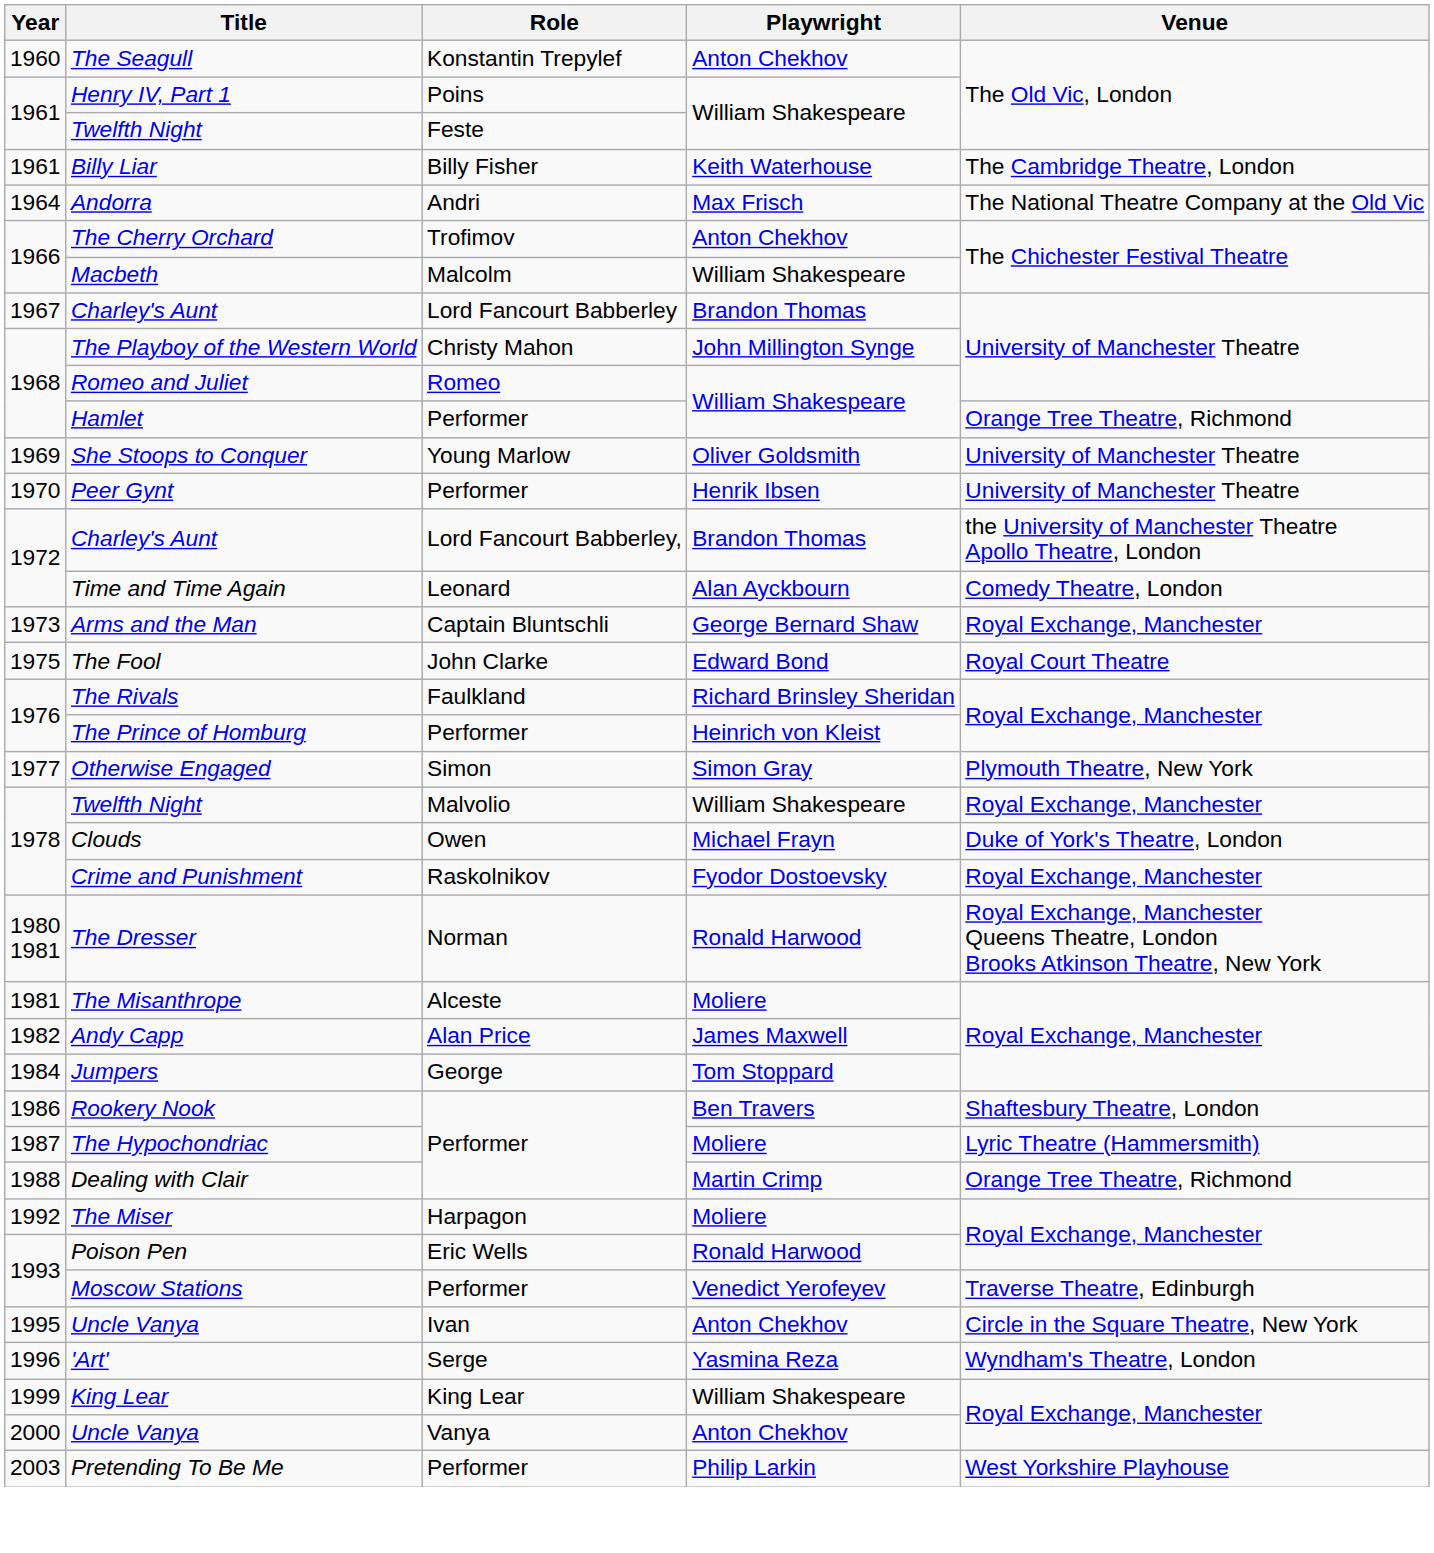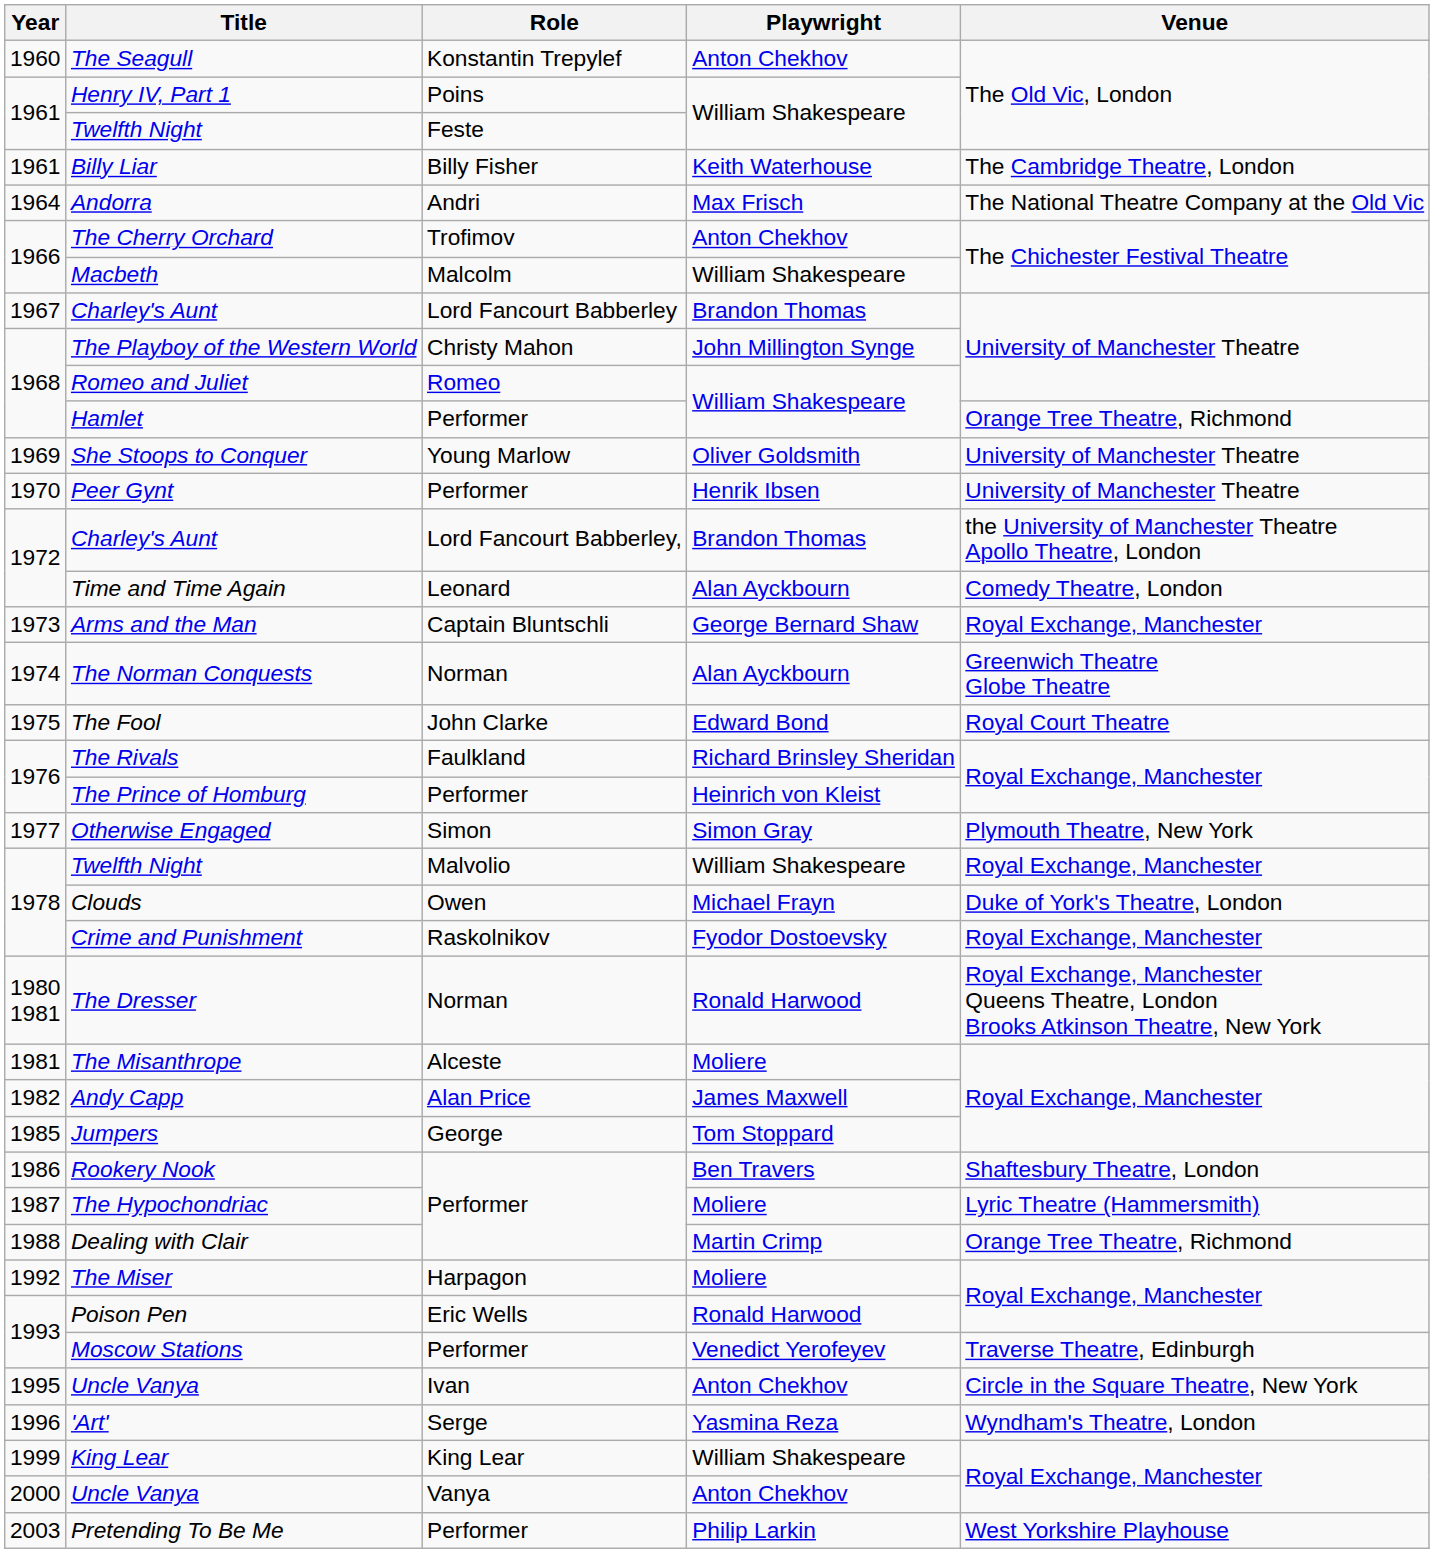+ row: (192, 673)
(35, 1072) 1984 -> (35, 1133) 1985
